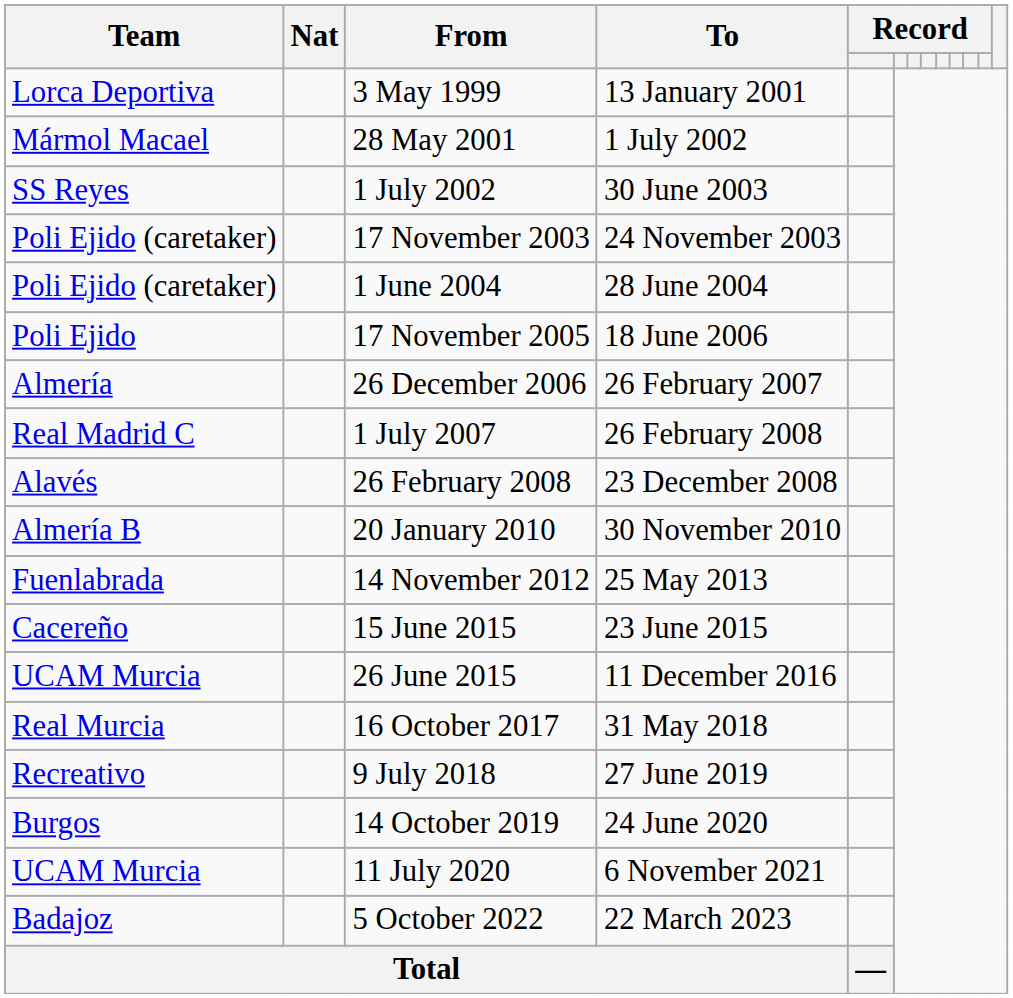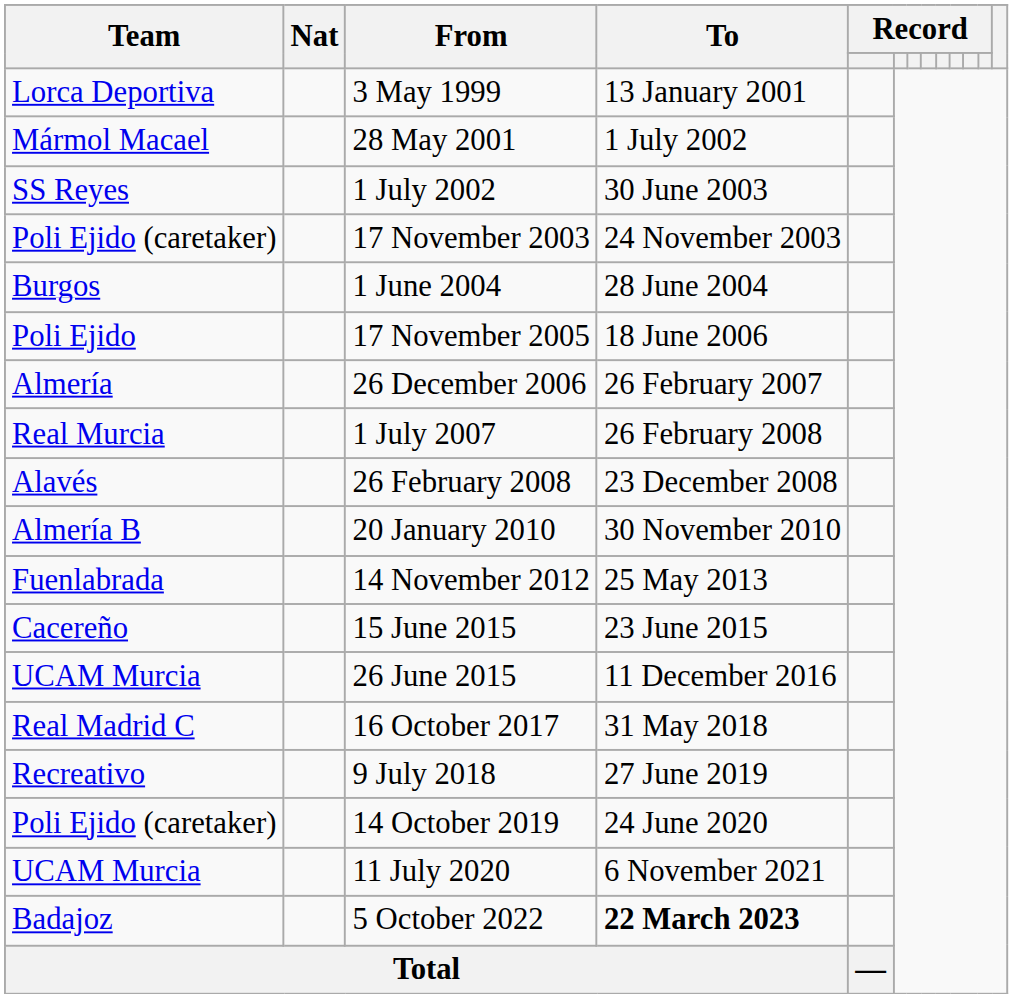(144, 286) Poli Ejido (caretaker) -> (56, 286) Burgos
(103, 432) Real Madrid C -> (88, 432) Real Murcia
(88, 725) Real Murcia -> (103, 725) Real Madrid C
(56, 822) Burgos -> (144, 822) Poli Ejido (caretaker)
(698, 919) normal -> (702, 919) bold
